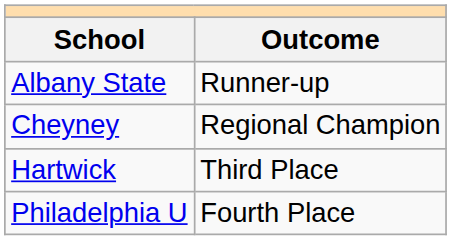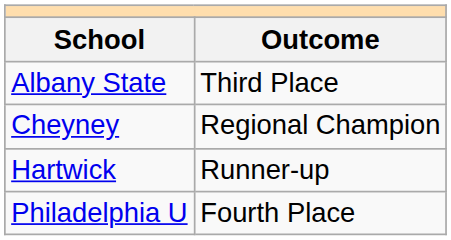(265, 82) Runner-up -> (269, 82) Third Place
(269, 169) Third Place -> (265, 169) Runner-up
